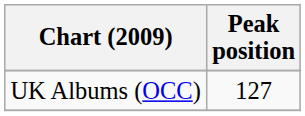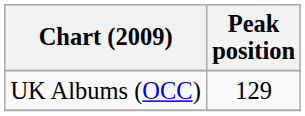(254, 90) 127 -> (254, 90) 129
